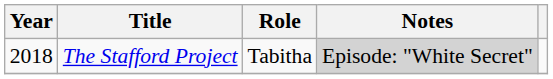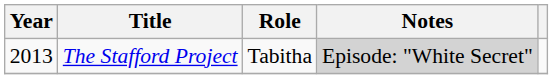(31, 55) 2018 -> (31, 55) 2013
